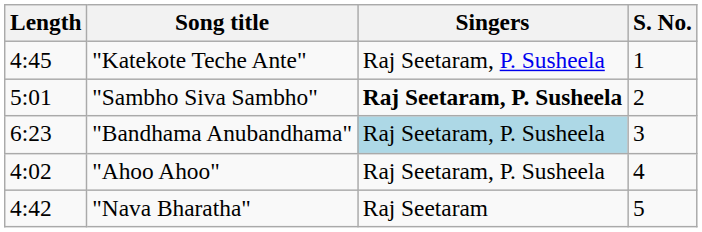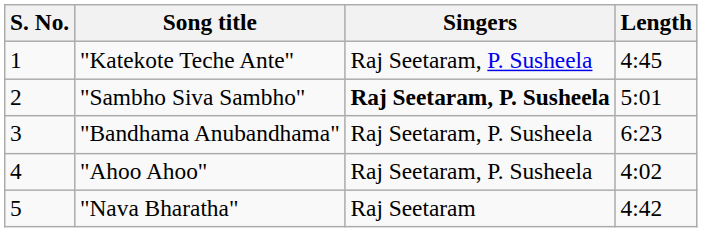columns swapped: (662, 23) <-> (46, 23)
(484, 134) lightblue background -> (471, 134) no background
